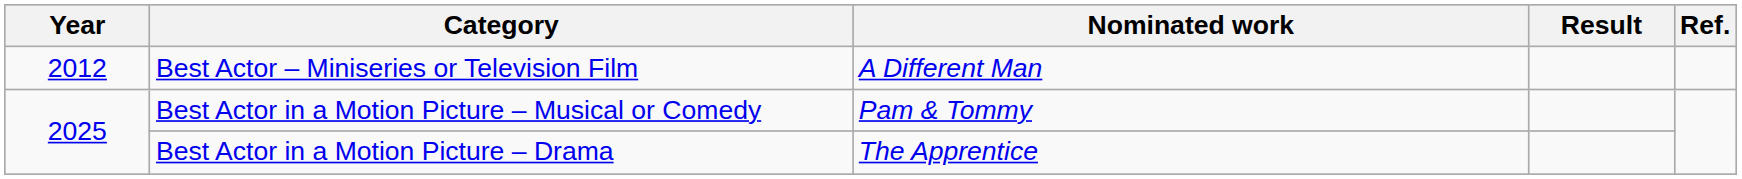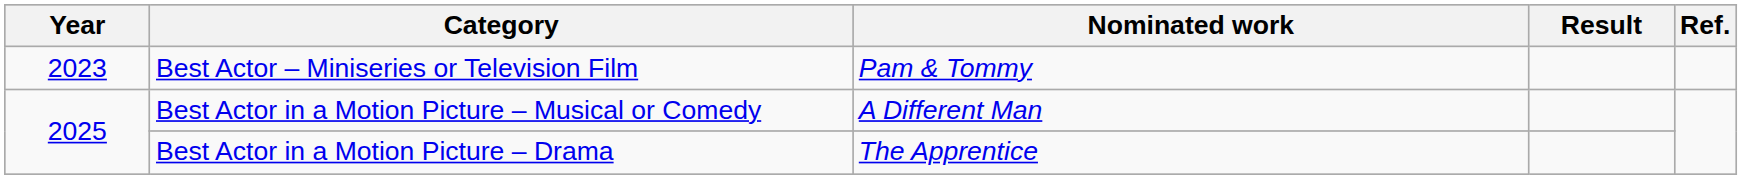(77, 67) 2012 -> (77, 67) 2023
(951, 67) A Different Man -> (945, 67) Pam & Tommy
(945, 109) Pam & Tommy -> (951, 109) A Different Man
